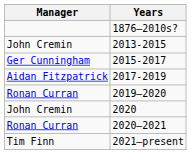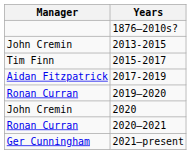(48, 61) Ger Cunningham -> (31, 61) Tim Finn
(31, 141) Tim Finn -> (48, 141) Ger Cunningham
